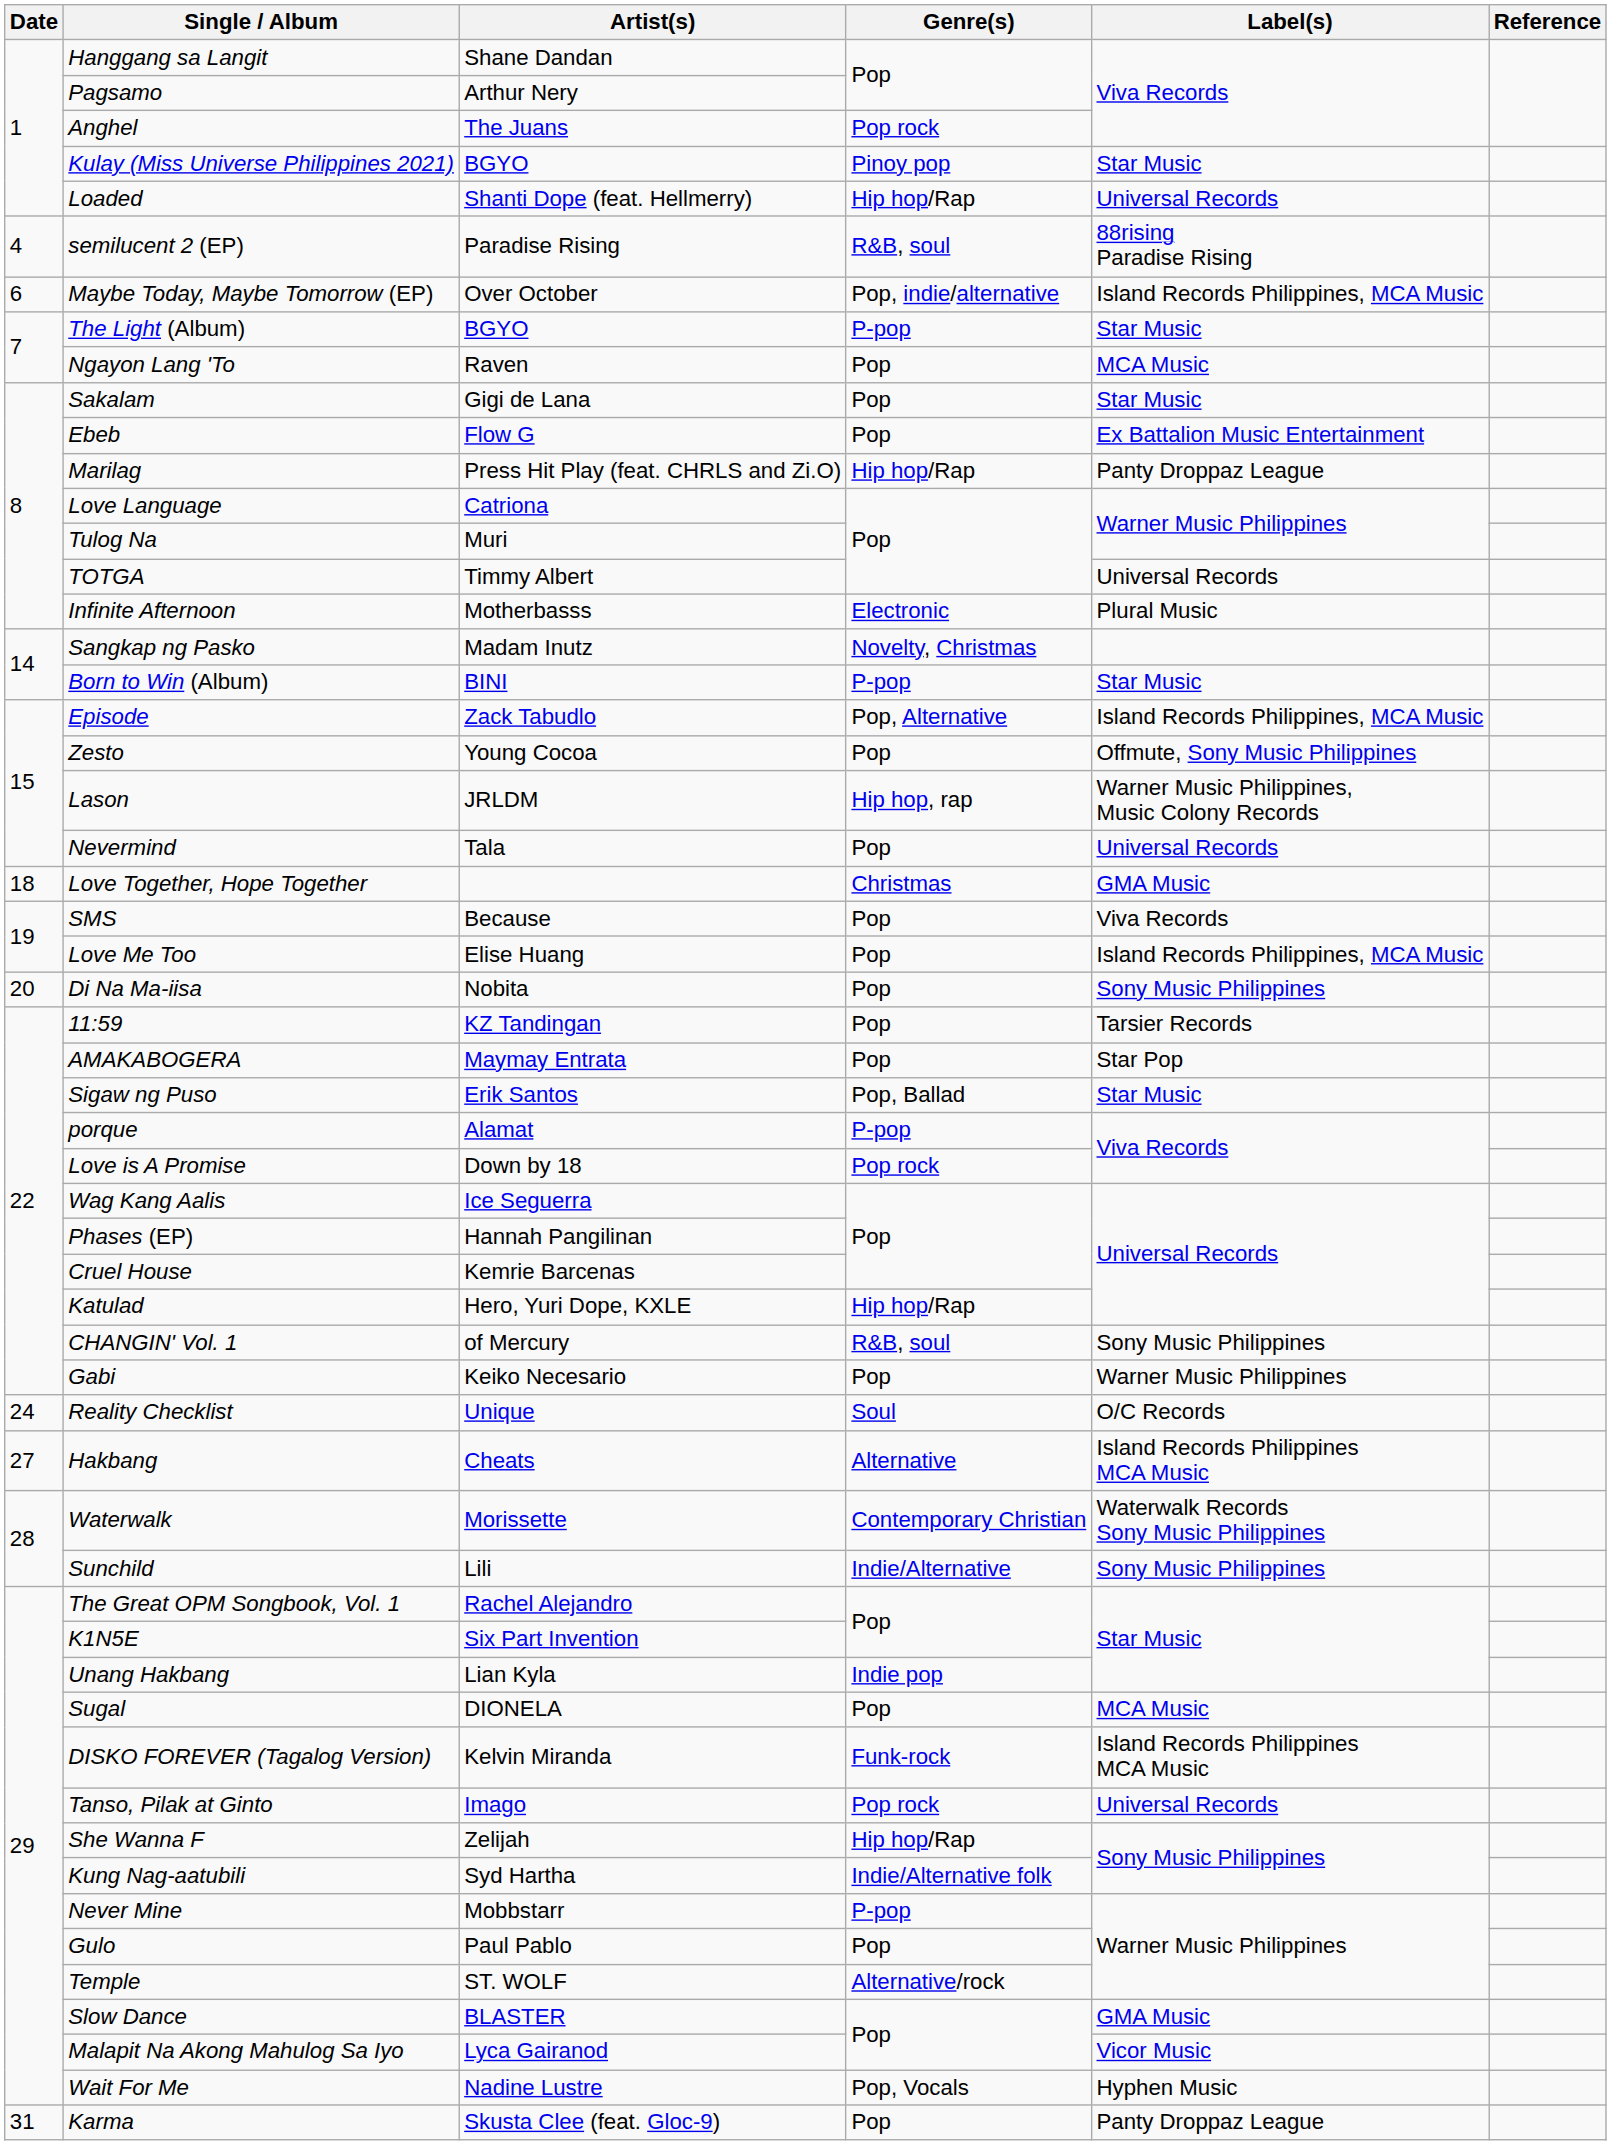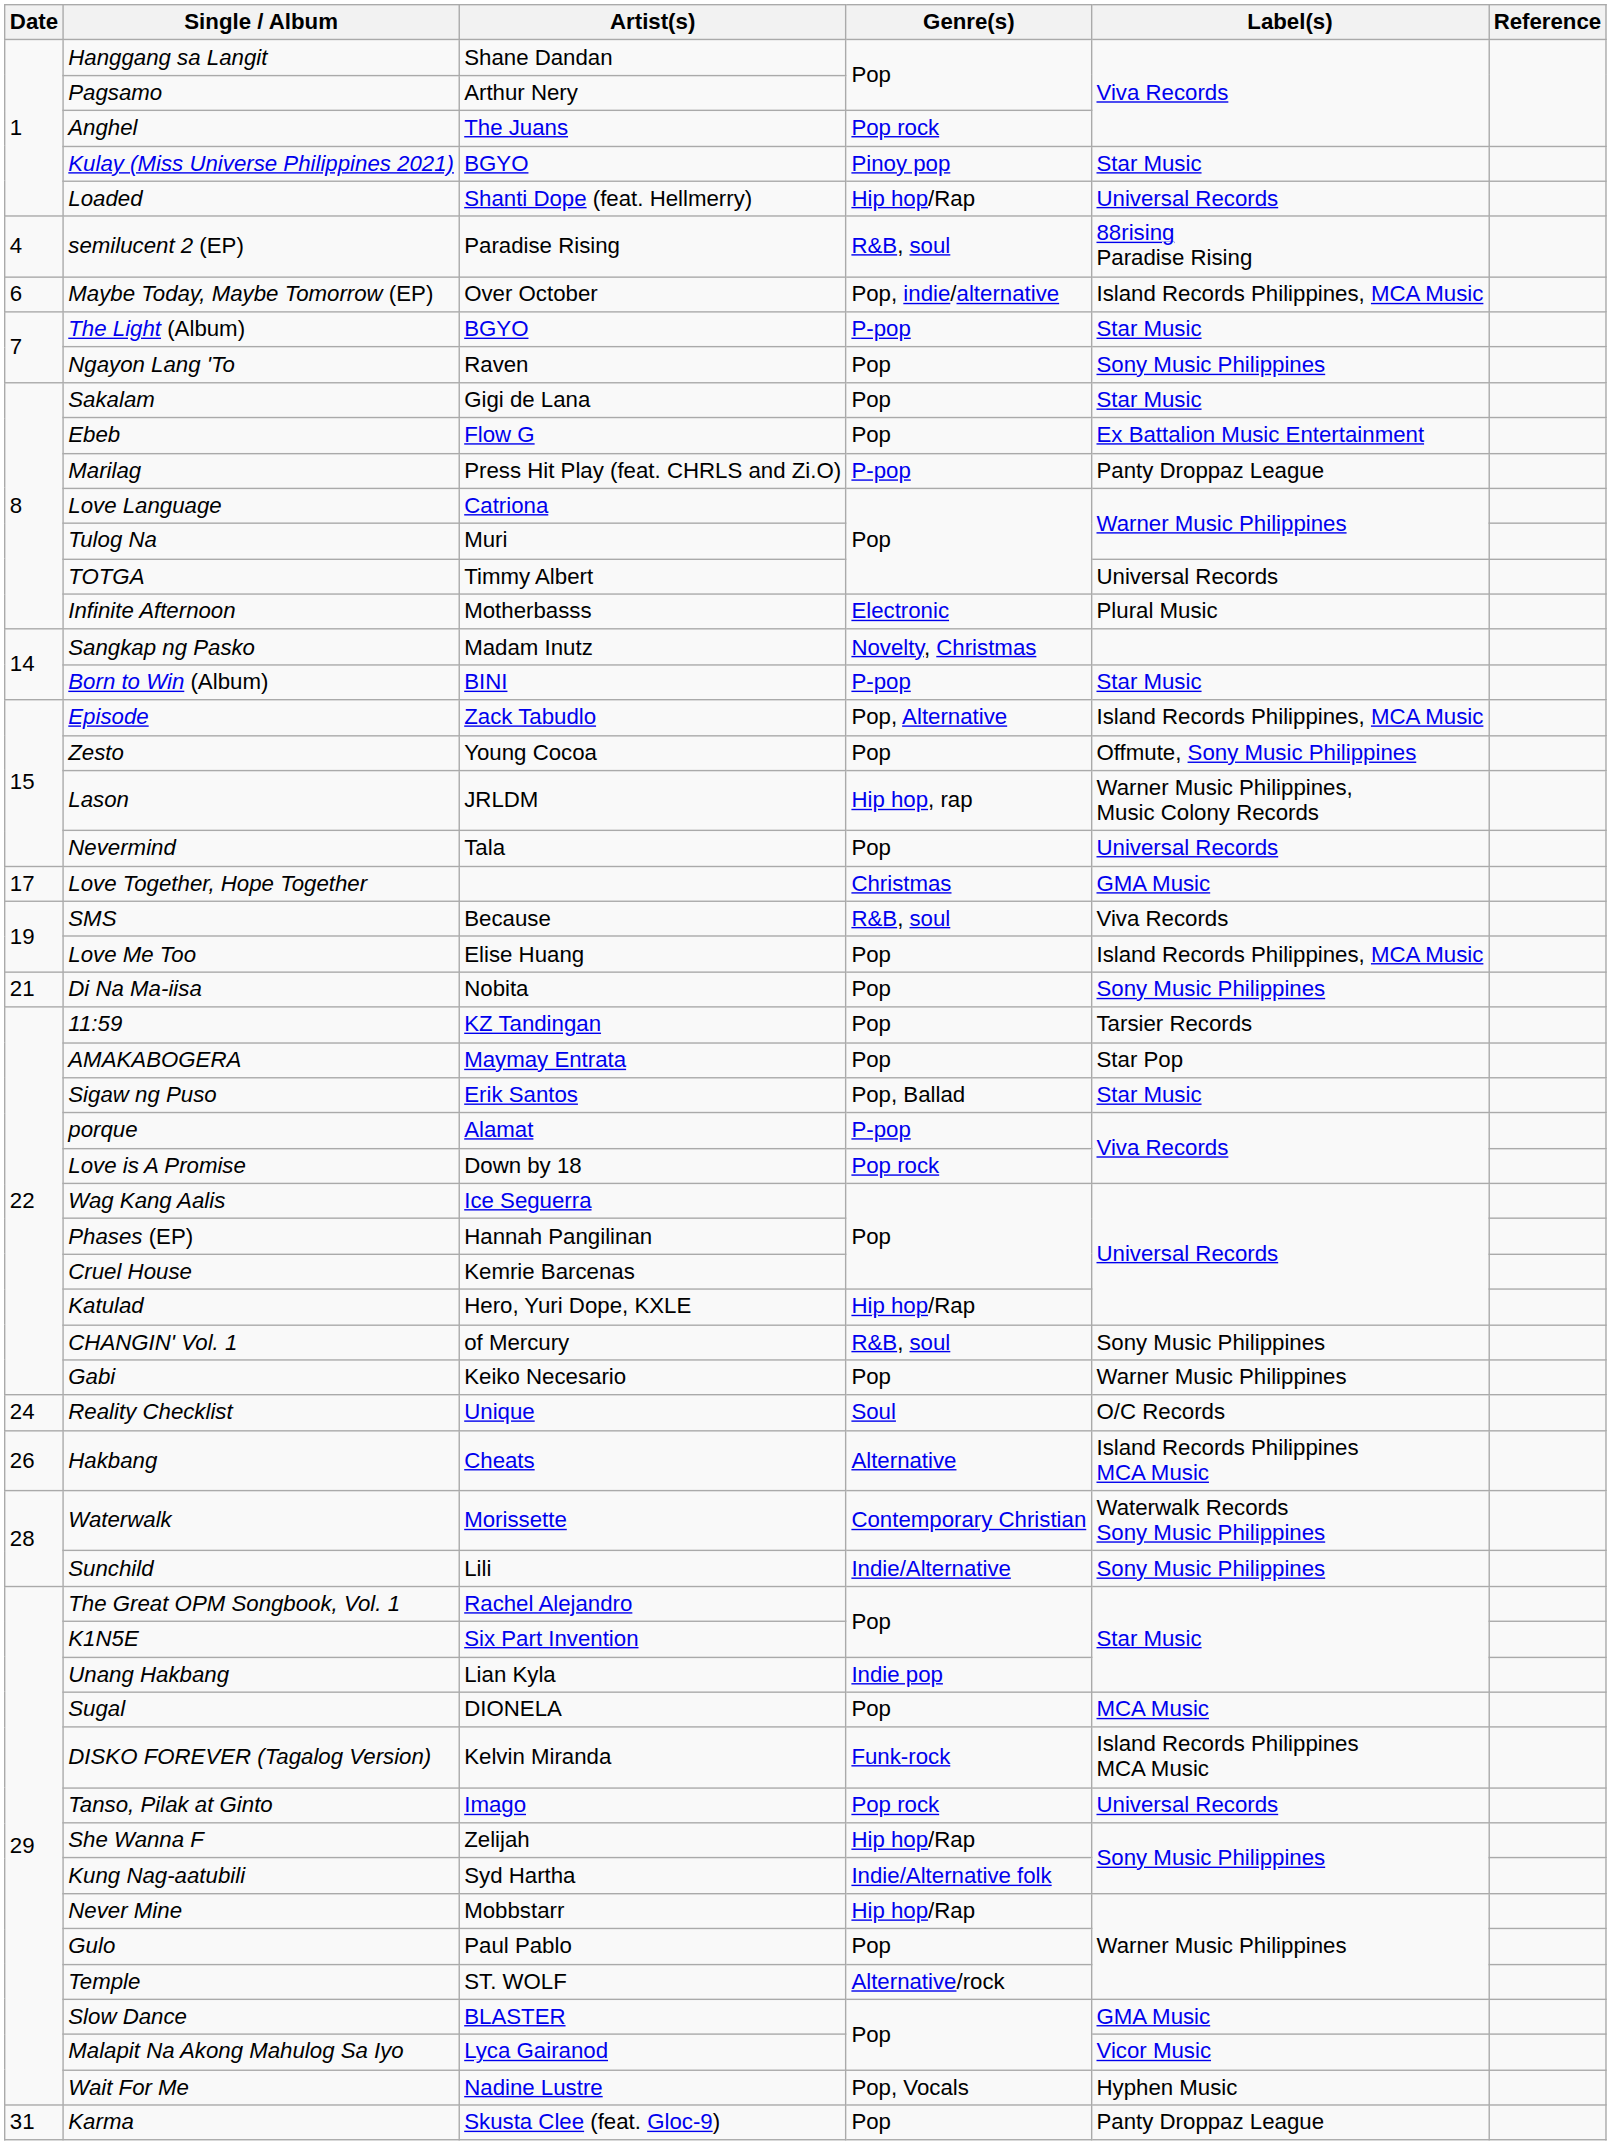(1153, 364) MCA Music -> (1211, 364) Sony Music Philippines
(913, 470) Hip hop/Rap -> (881, 470) P-pop
(22, 883) 18 -> (22, 883) 17
(871, 918) Pop -> (901, 918) R&B, soul
(22, 989) 20 -> (22, 989) 21
(22, 1460) 27 -> (22, 1460) 26
(881, 1910) P-pop -> (913, 1910) Hip hop/Rap
